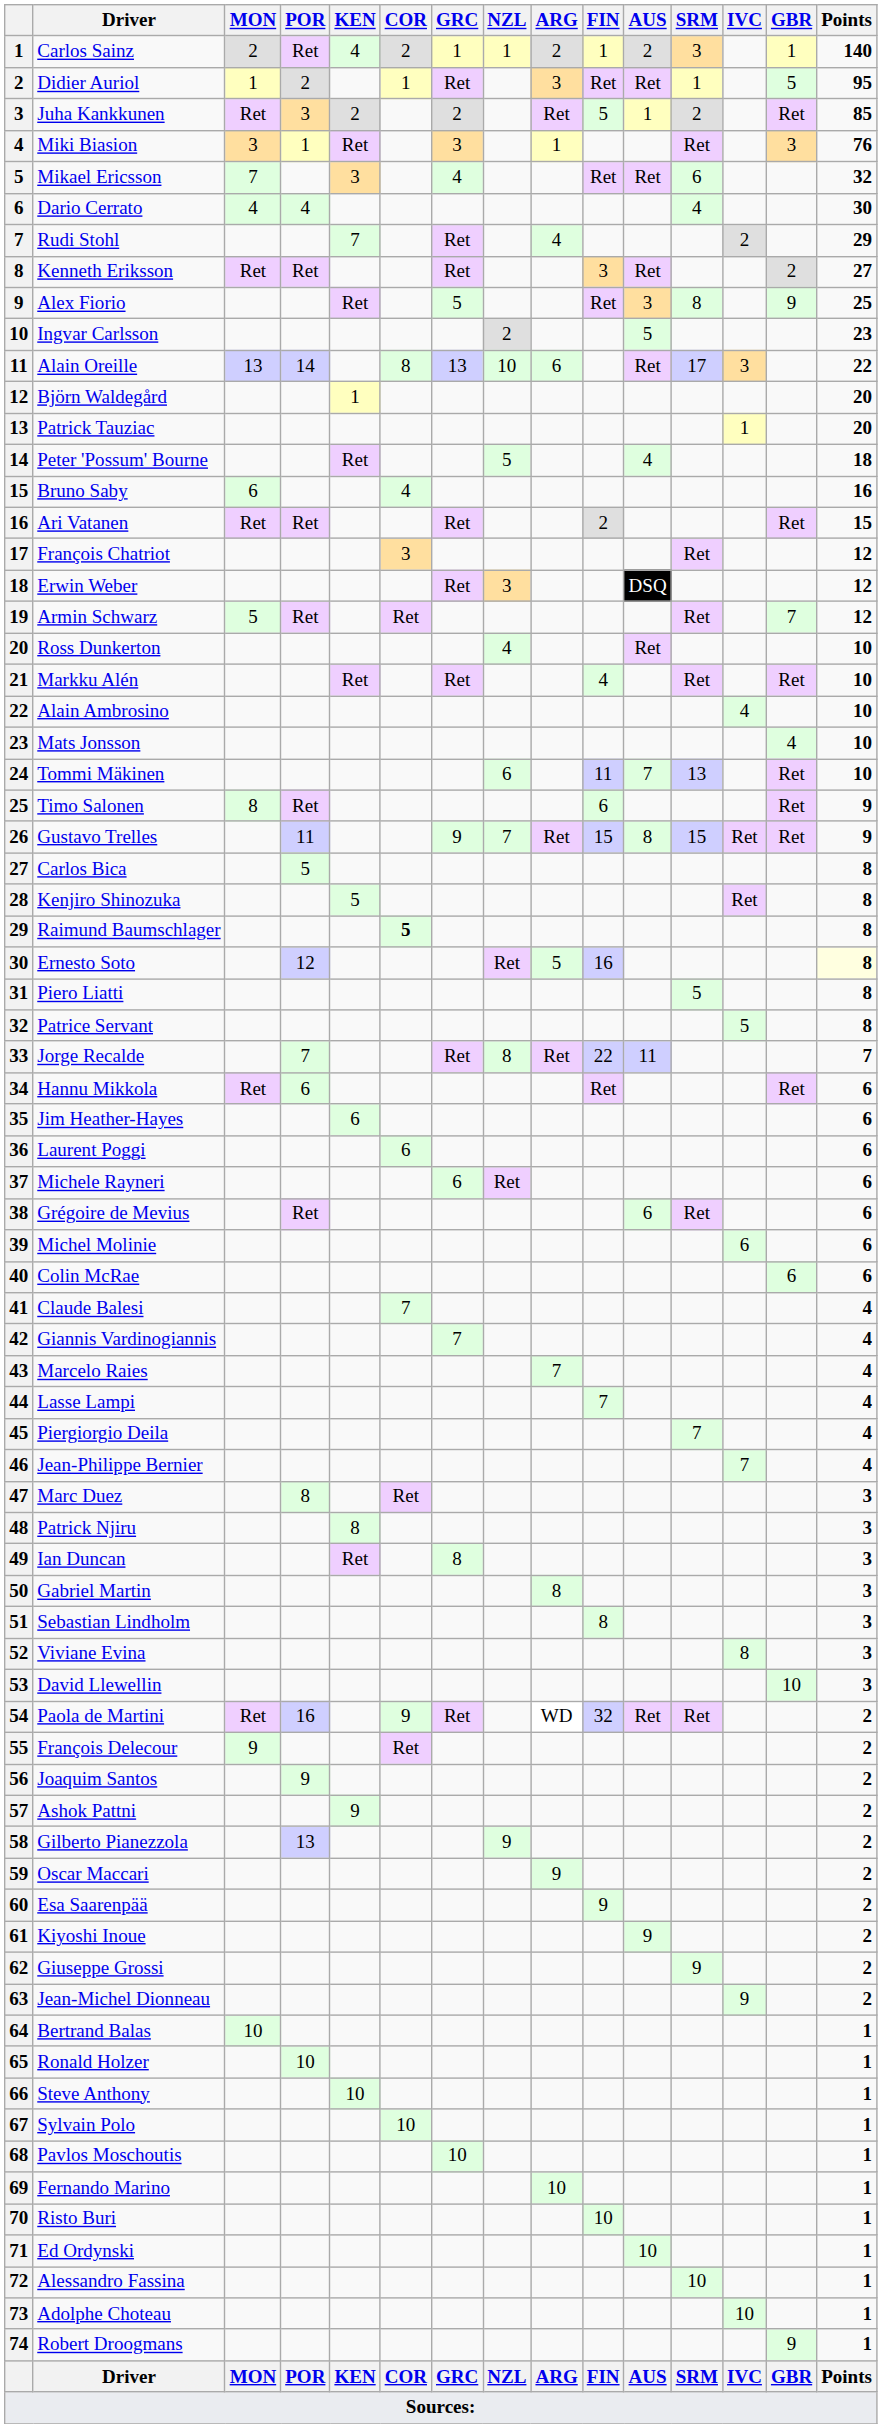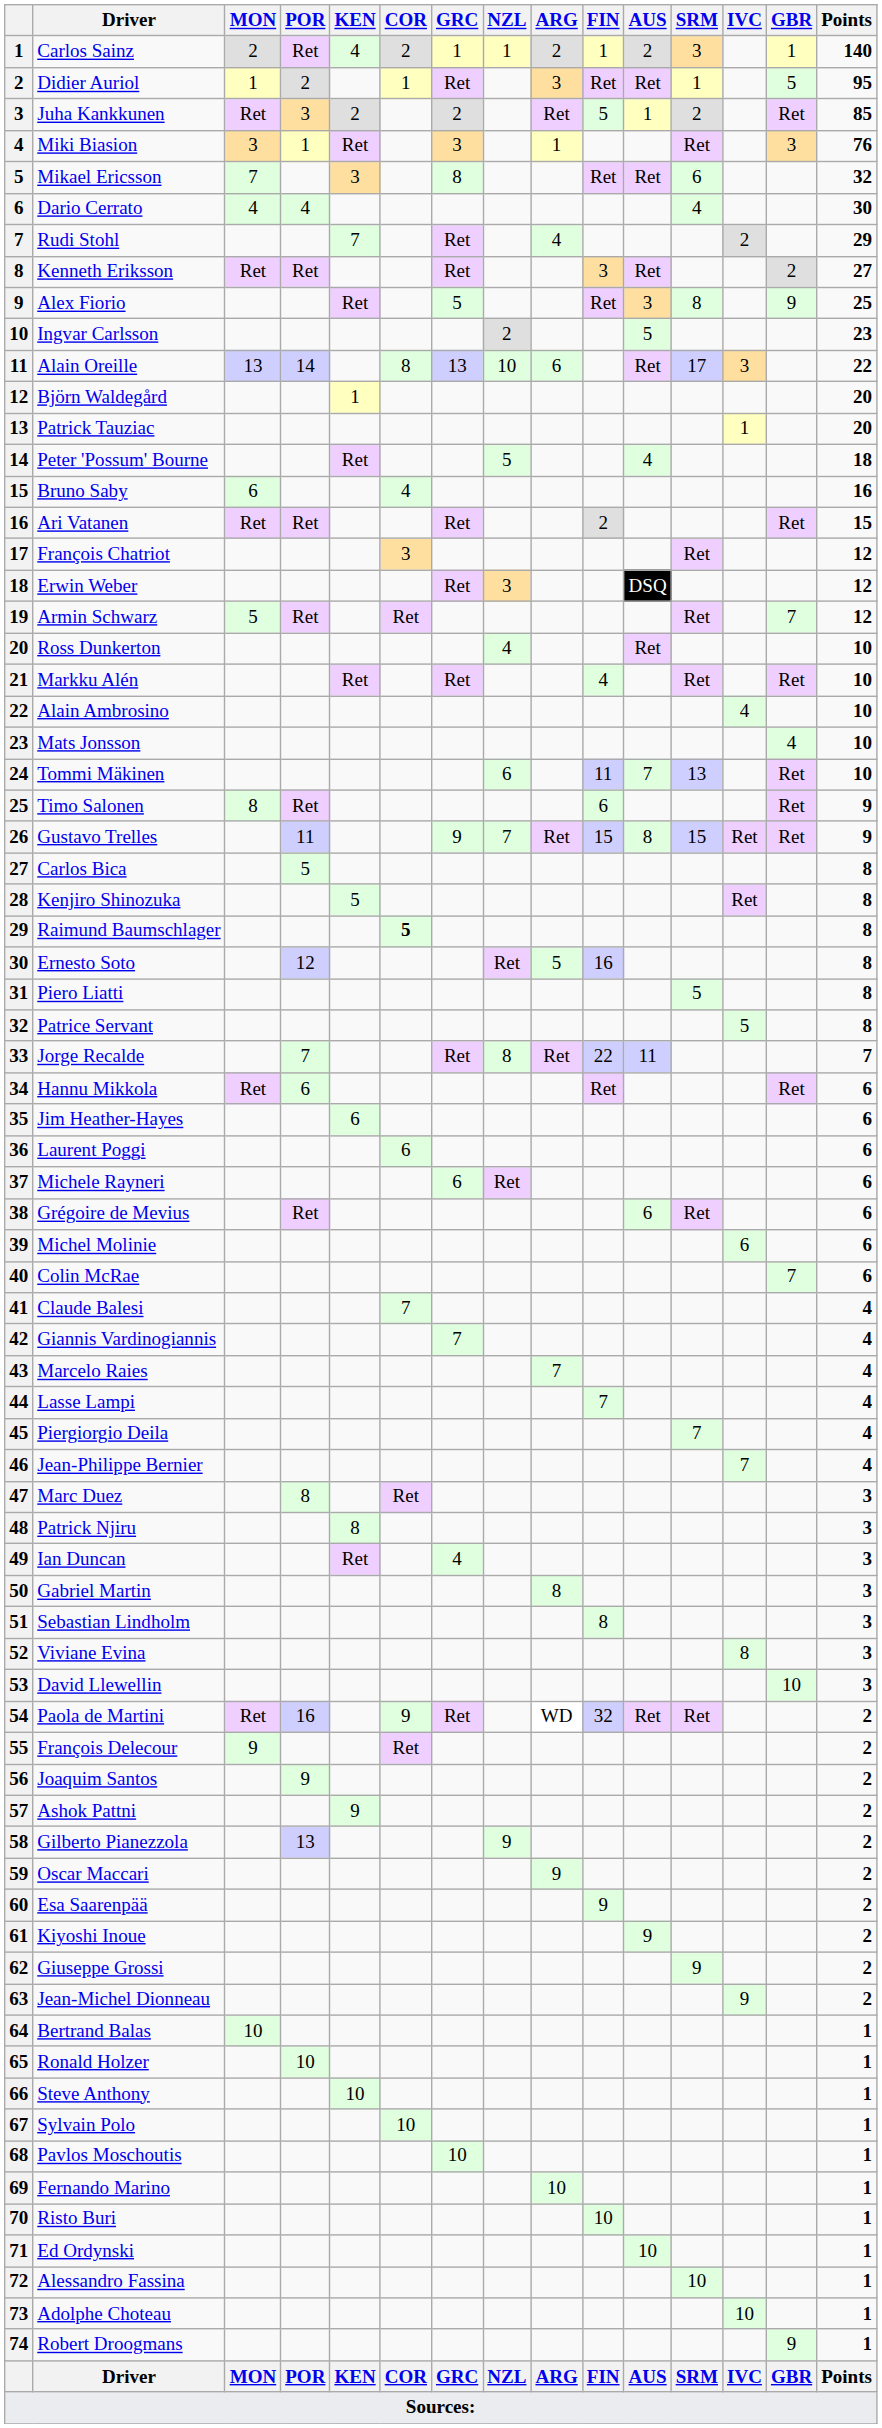(457, 176) 4 -> (457, 176) 8
(867, 962) lightyellow background -> (867, 962) no background
(792, 1276) 6 -> (792, 1276) 7
(457, 1559) 8 -> (457, 1559) 4
